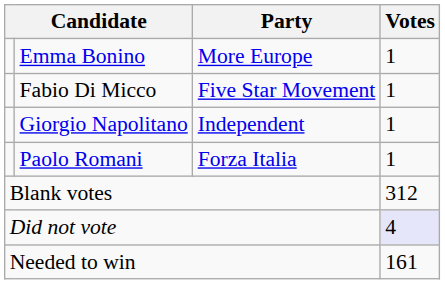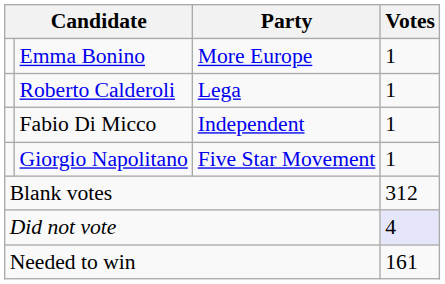+ row: (97, 90)
(287, 90) Five Star Movement -> (251, 124) Independent
(251, 124) Independent -> (287, 158) Five Star Movement
- row: (81, 158)
